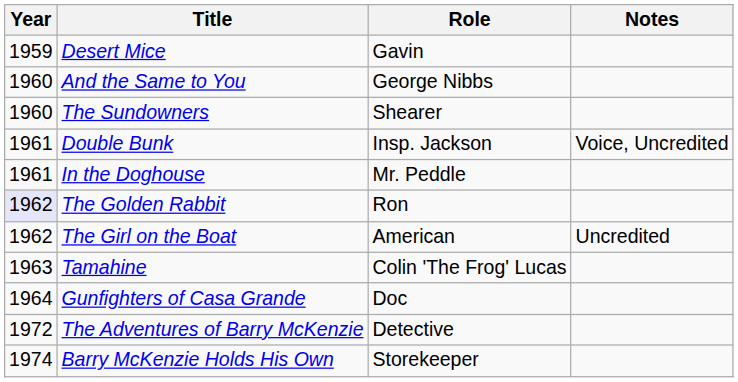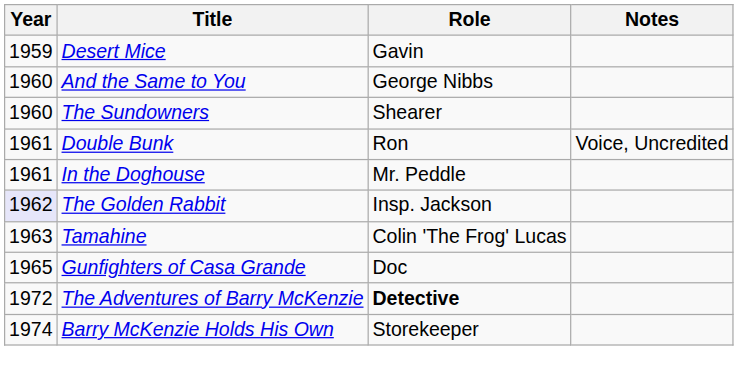(432, 143) Insp. Jackson -> (390, 143) Ron
(390, 205) Ron -> (432, 205) Insp. Jackson
- row: (149, 236)
(31, 298) 1964 -> (31, 267) 1965
(413, 329) normal -> (416, 298) bold
